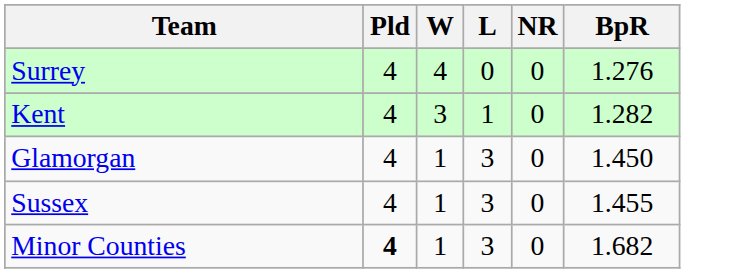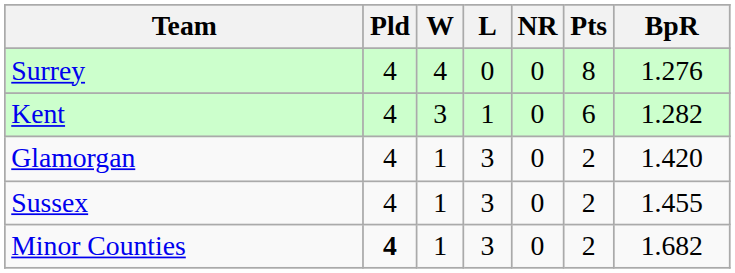+ column: (589, 26)
(622, 158) 1.450 -> (672, 158) 1.420
